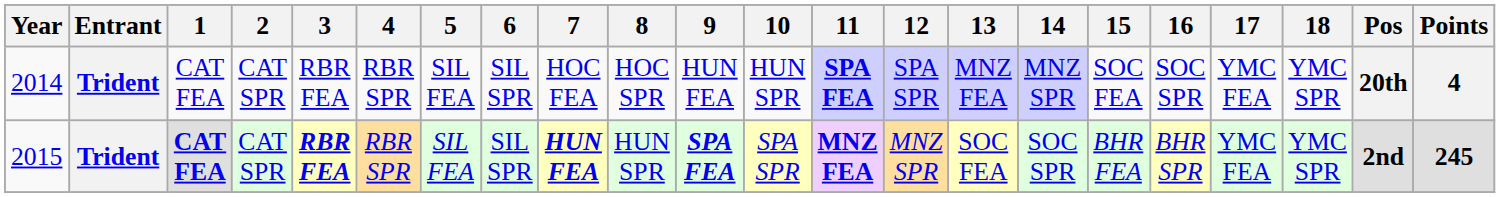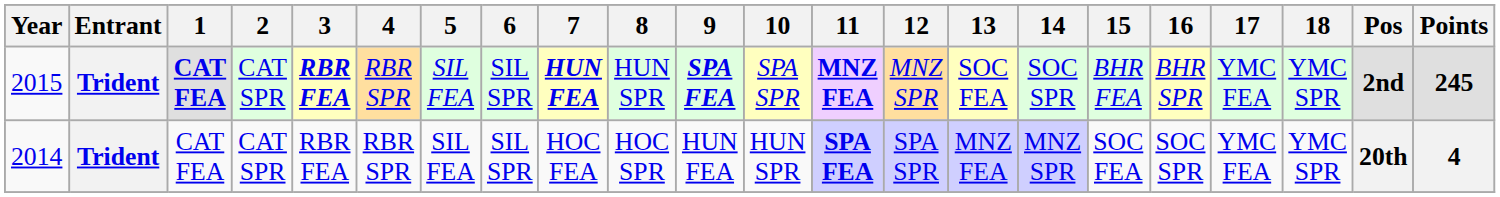rows swapped: (37, 82) <-> (37, 155)
